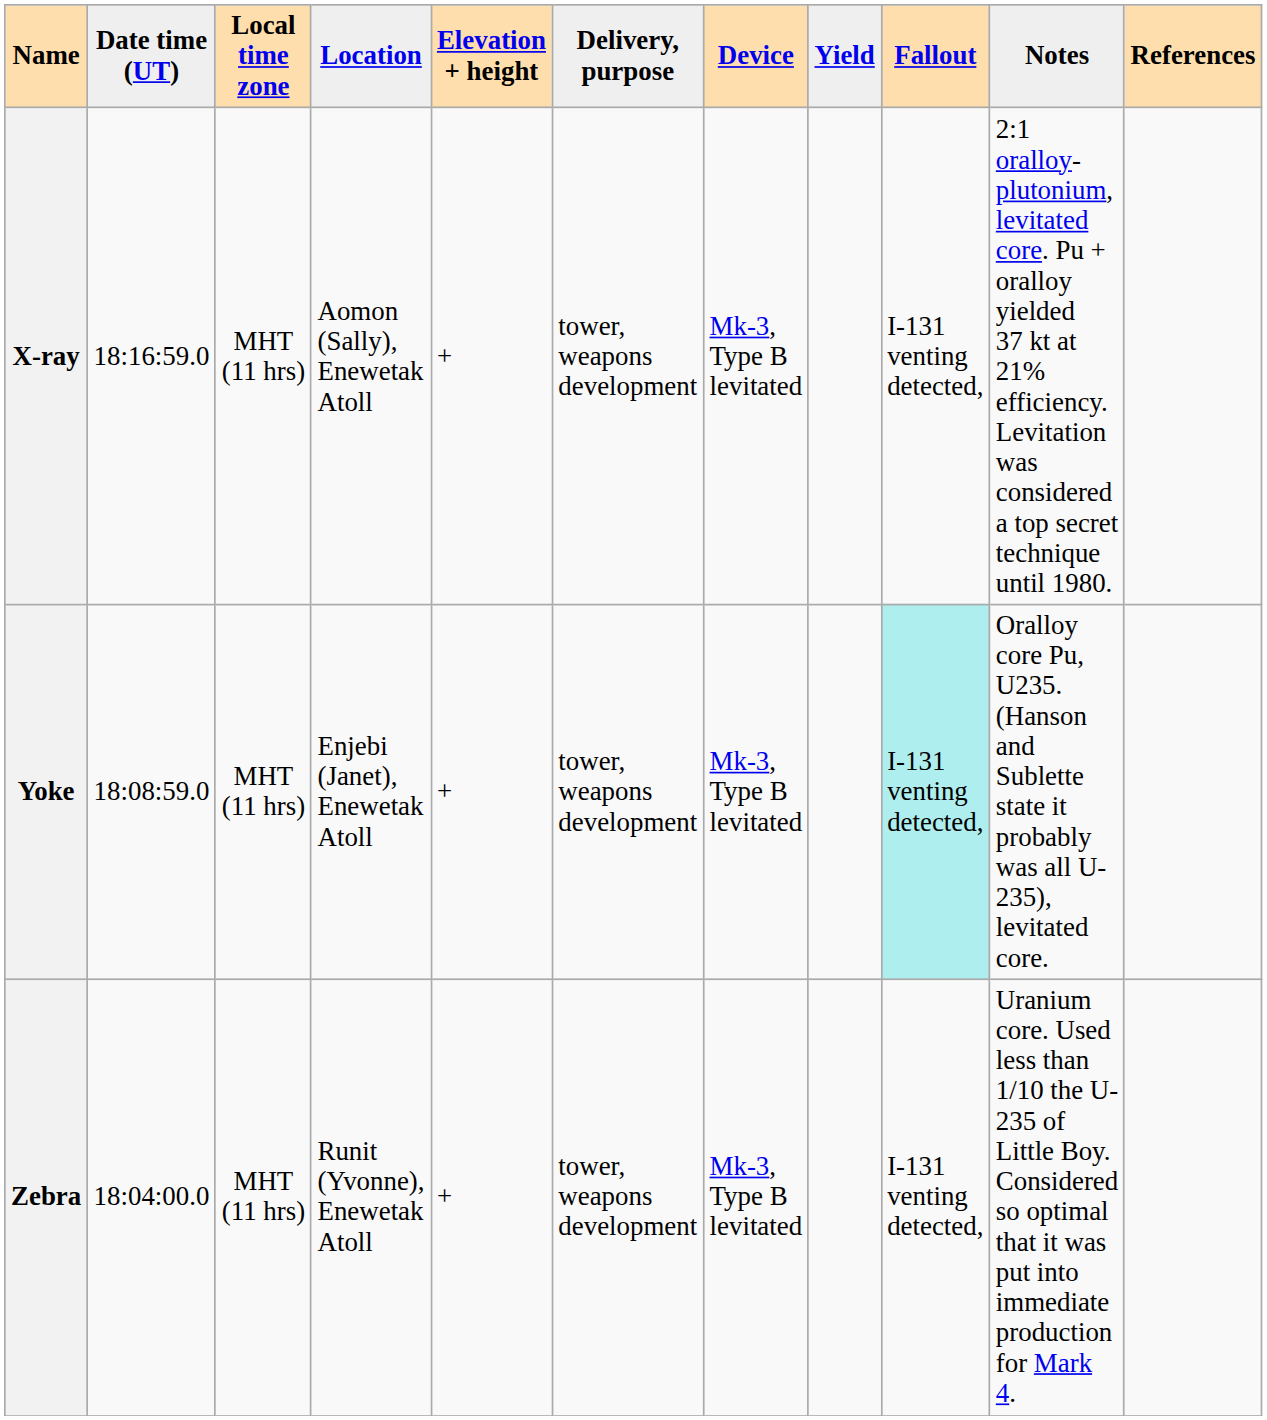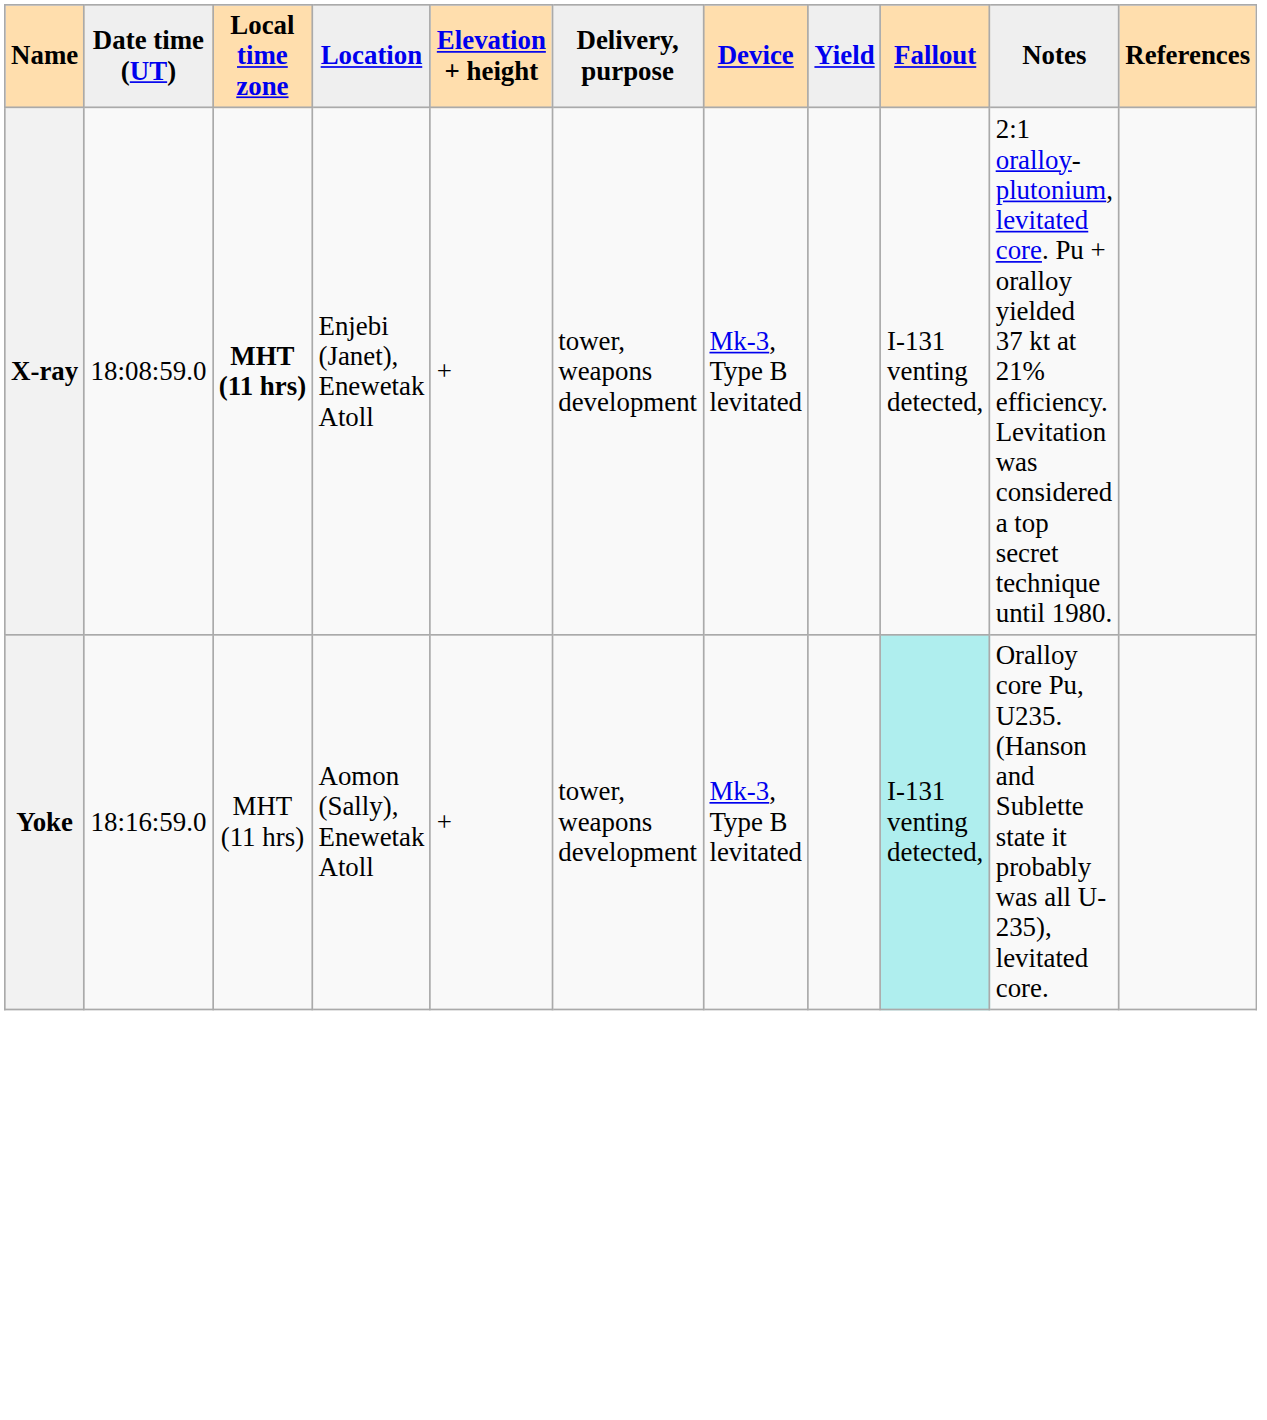(151, 355) 18:16:59.0 -> (148, 370) 18:08:59.0
(263, 355) normal -> (262, 370) bold
(370, 355) Aomon (Sally), Enewetak Atoll -> (371, 370) Enjebi (Janet), Enewetak Atoll
(151, 791) 18:08:59.0 -> (148, 821) 18:16:59.0
(370, 791) Enjebi (Janet), Enewetak Atoll -> (371, 821) Aomon (Sally), Enewetak Atoll
- row: (46, 1196)
